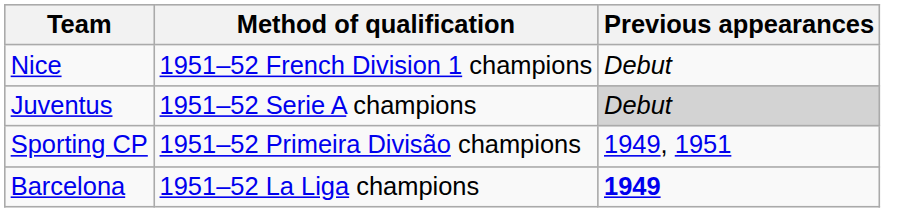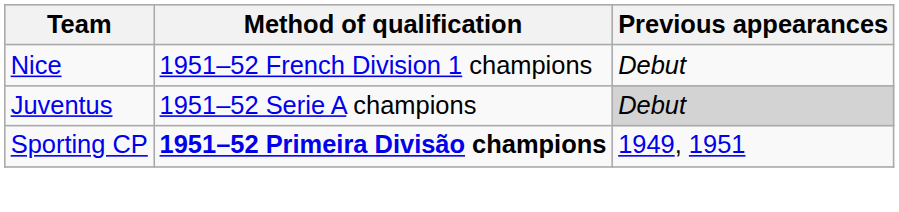(370, 145) normal -> (383, 145) bold
- row: (68, 186)
